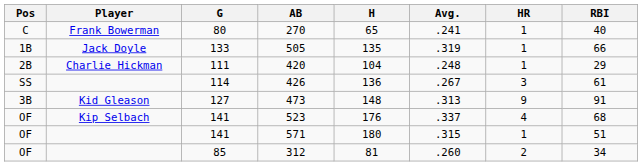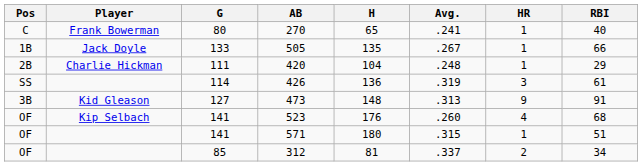(448, 48) .319 -> (448, 48) .267
(448, 83) .267 -> (448, 83) .319
(448, 117) .337 -> (448, 117) .260
(448, 152) .260 -> (448, 152) .337
